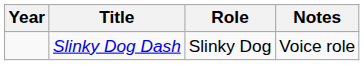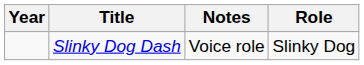columns swapped: (230, 18) <-> (317, 18)
